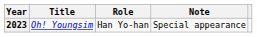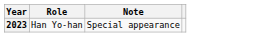- column: (62, 11)
